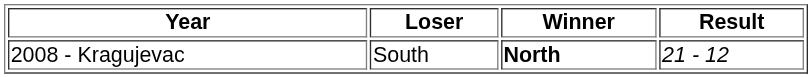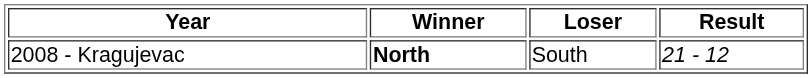columns swapped: (579, 22) <-> (434, 22)
